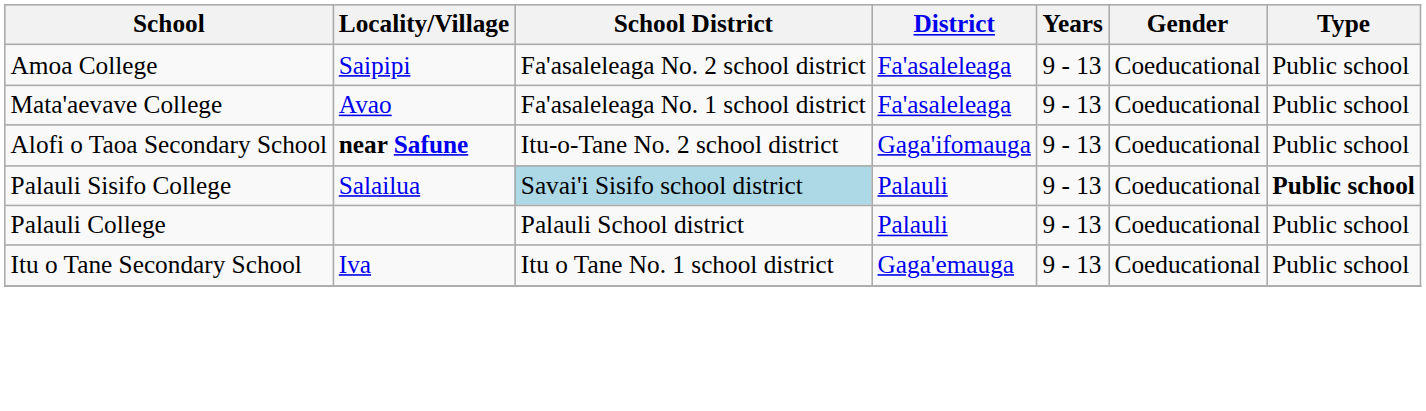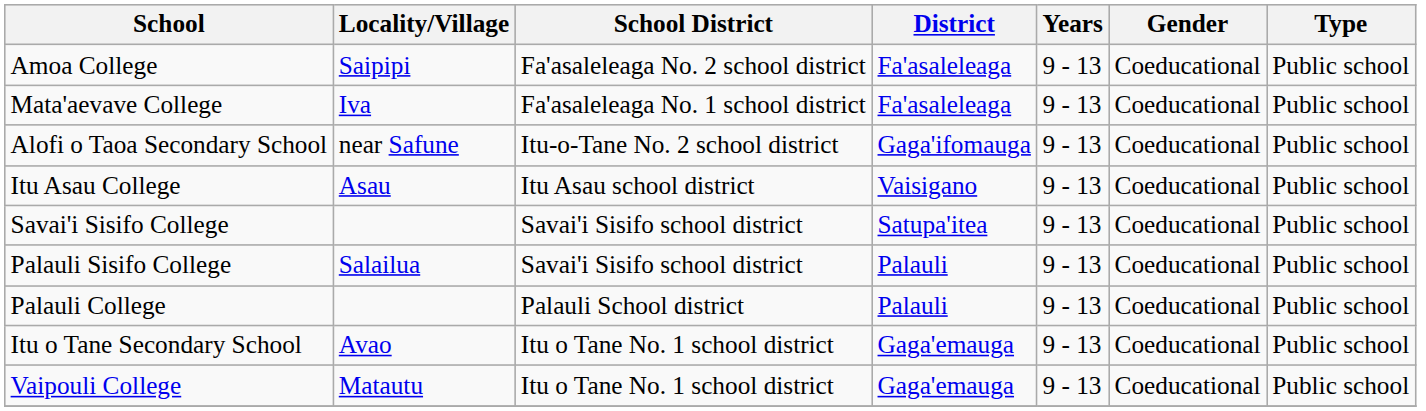(365, 104) Avao -> (355, 104) Iva
(404, 144) bold -> (399, 144) normal
+ row: (96, 184)
+ row: (120, 225)
(662, 184) lightblue background -> (662, 265) no background
(1344, 184) bold -> (1341, 265) normal
(355, 265) Iva -> (365, 345) Avao
+ row: (96, 385)
